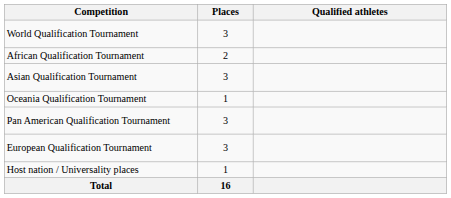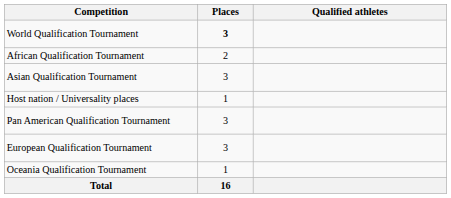(225, 34) normal -> (225, 34) bold
rows swapped: (76, 99) <-> (73, 169)
